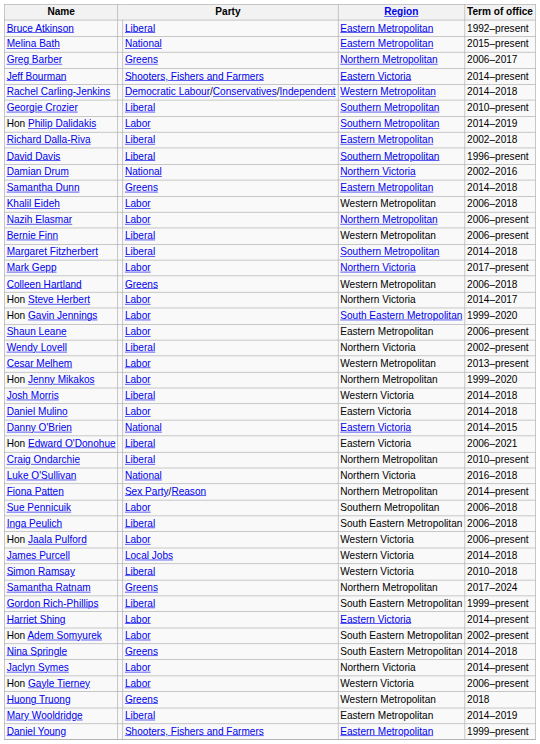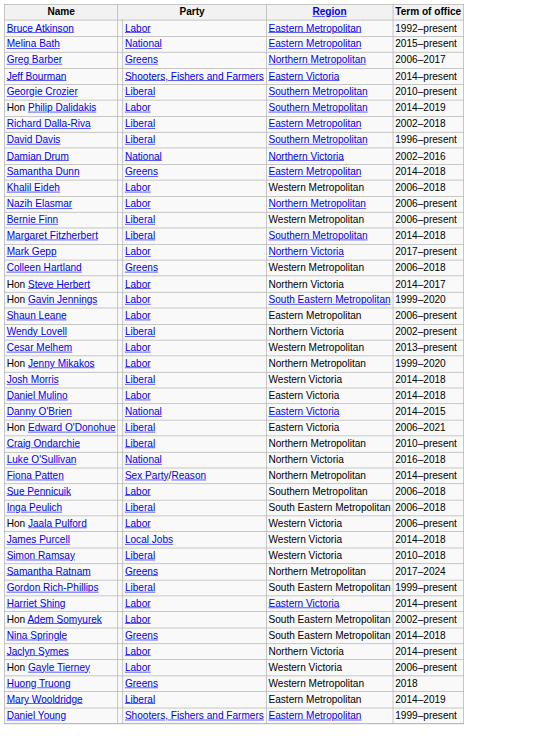(140, 28) Liberal -> (138, 28) Labor
- row: (58, 92)
